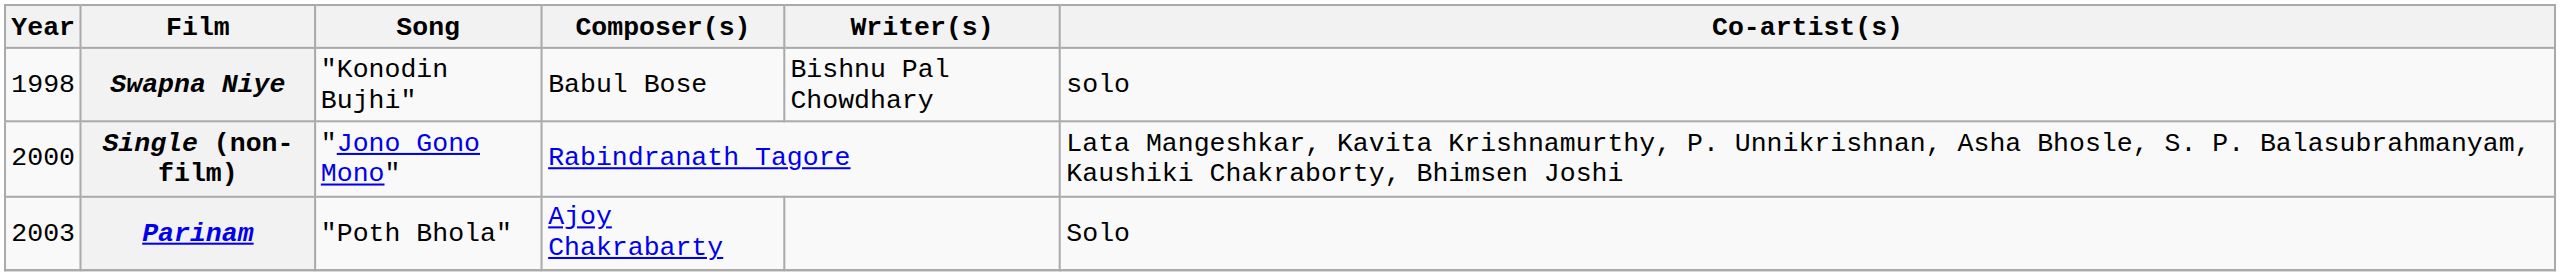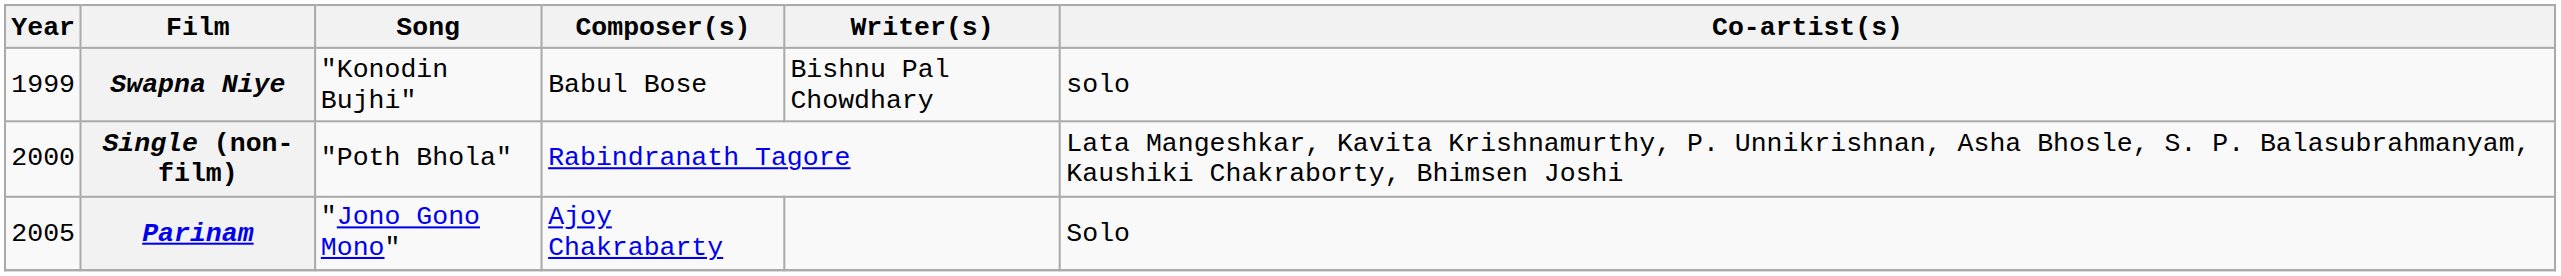(43, 85) 1998 -> (43, 85) 1999
(400, 159) "Jono Gono Mono" -> (416, 159) "Poth Bhola"
(43, 233) 2003 -> (43, 233) 2005
(416, 233) "Poth Bhola" -> (400, 233) "Jono Gono Mono"
